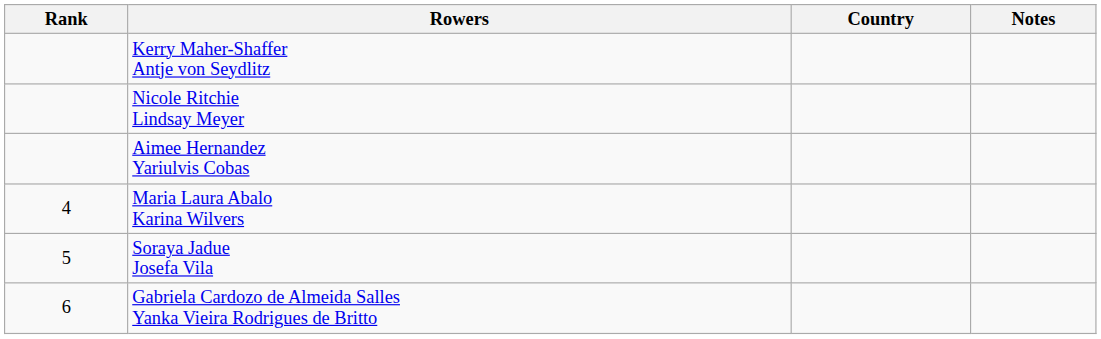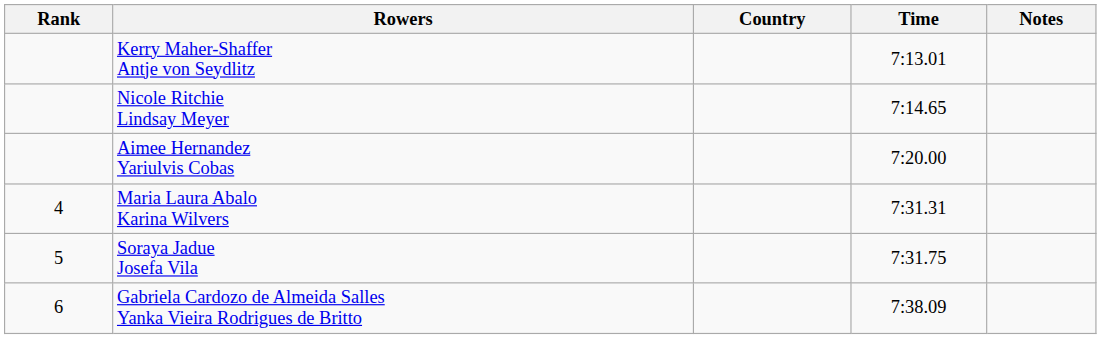+ column: (919, 19)
